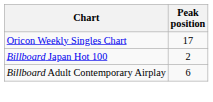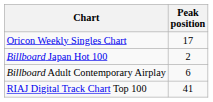+ row: (77, 89)
